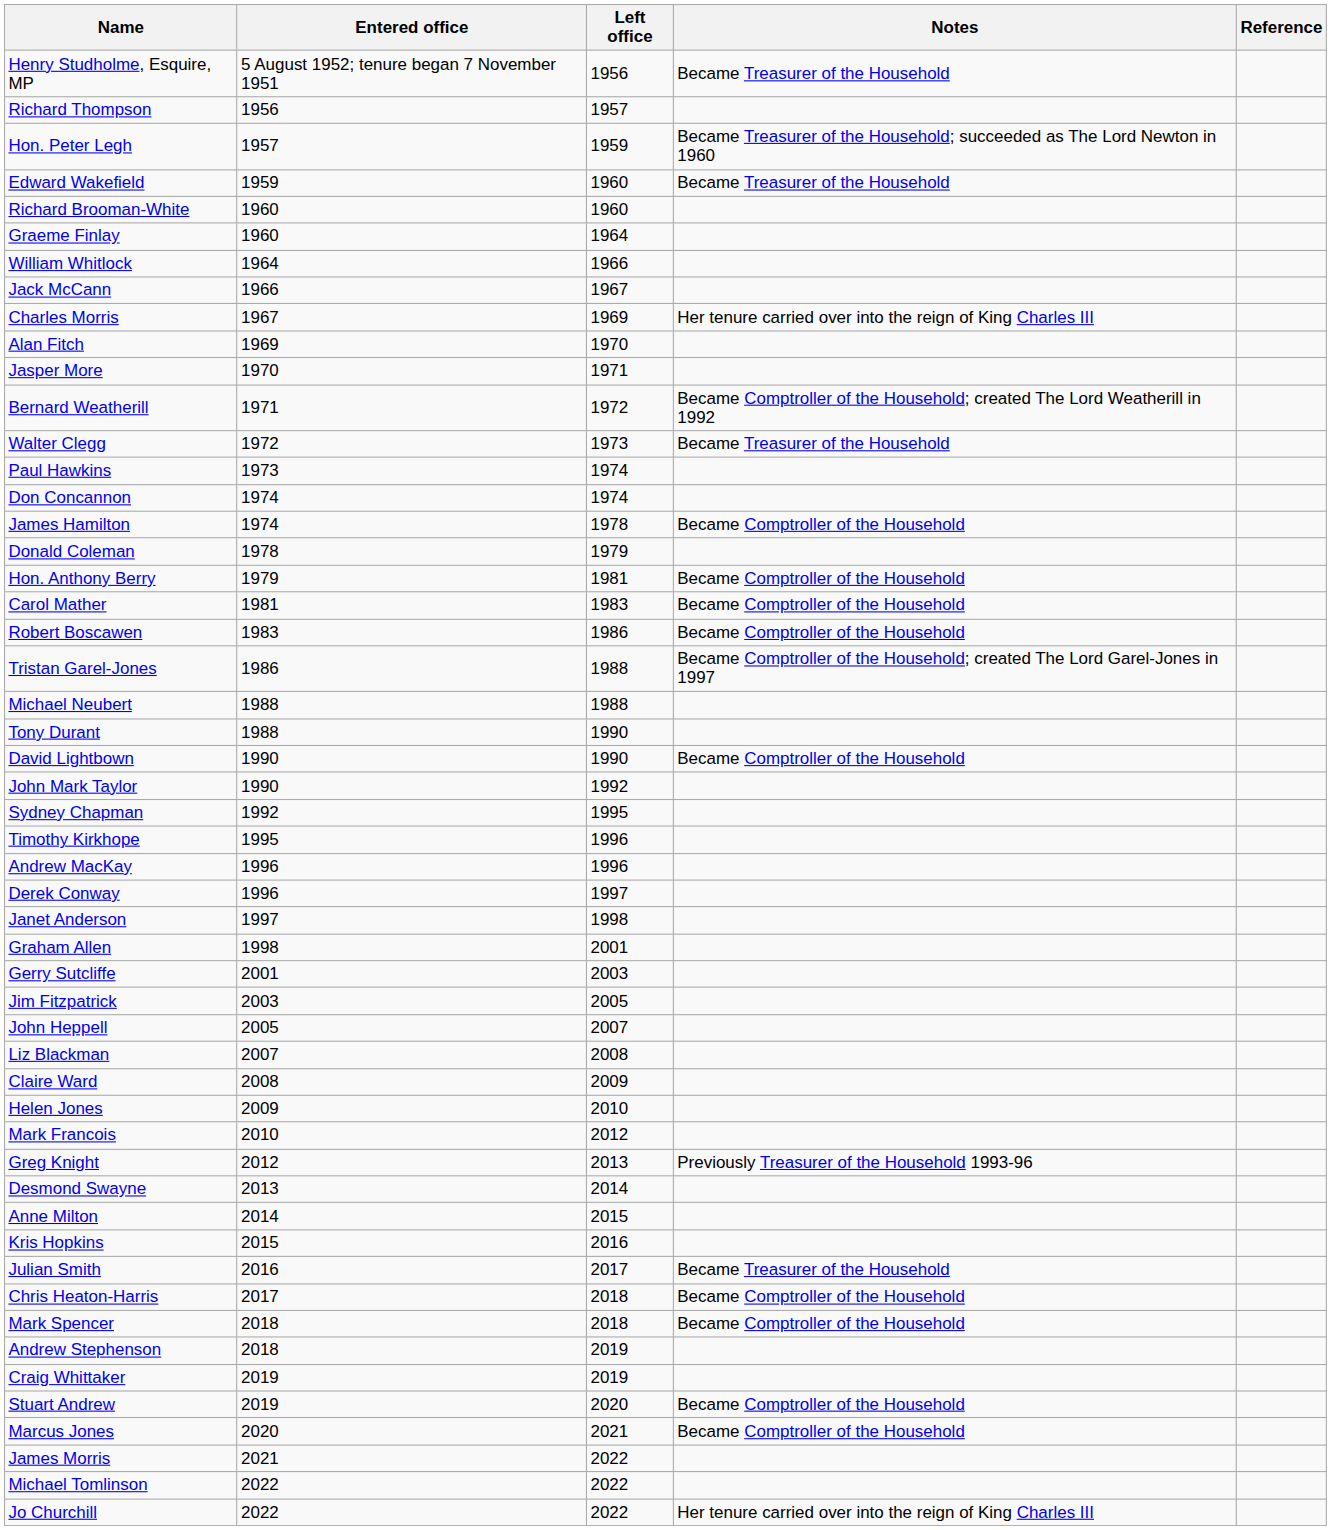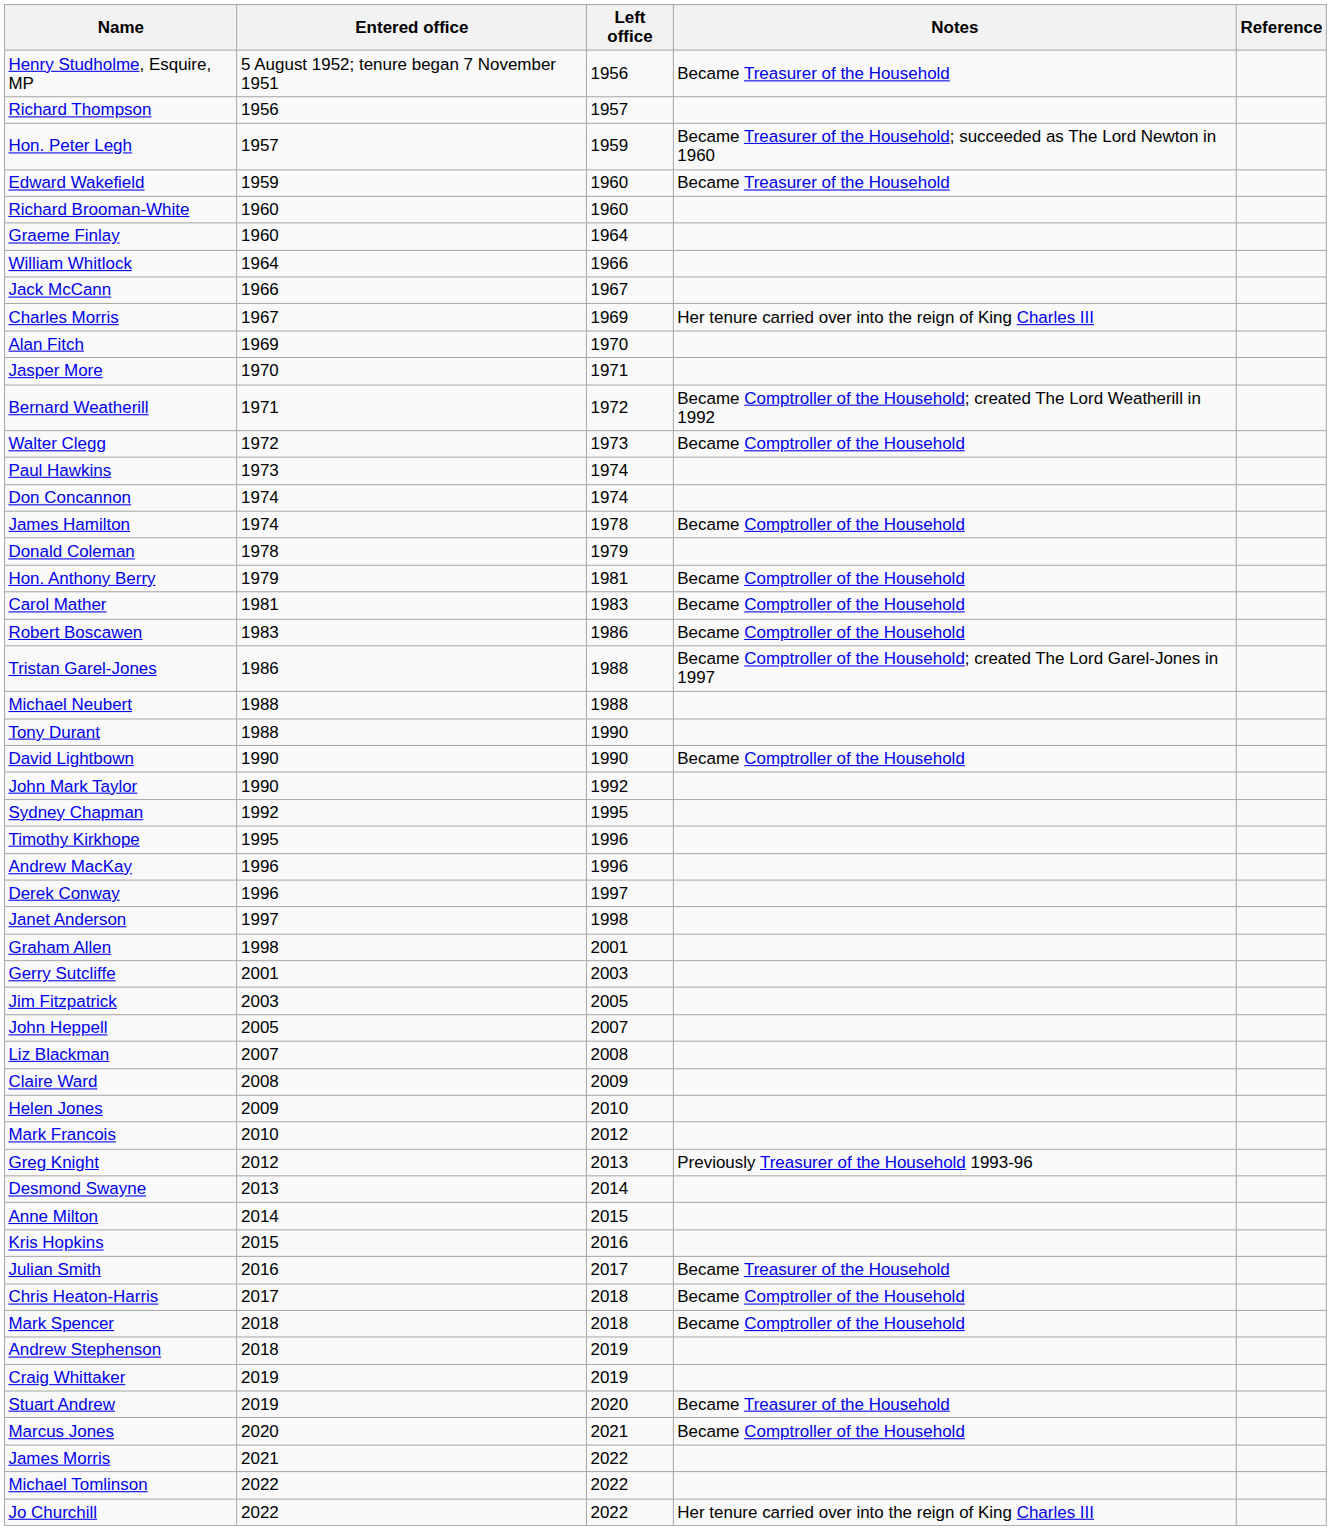(814, 443) Became Treasurer of the Household -> (821, 443) Became Comptroller of the Household
(821, 1404) Became Comptroller of the Household -> (814, 1404) Became Treasurer of the Household
